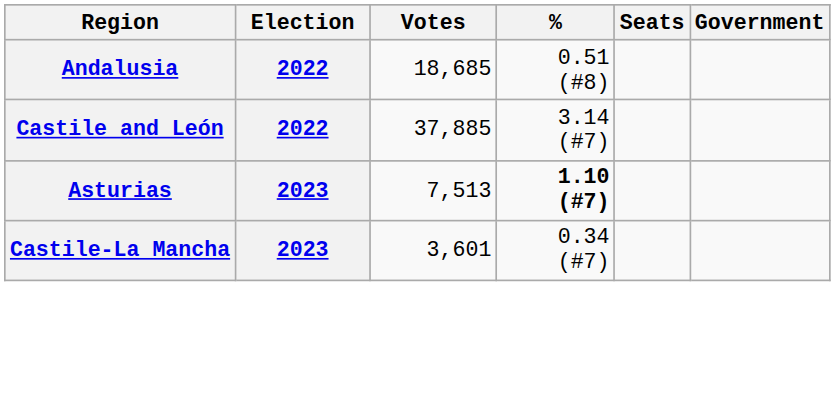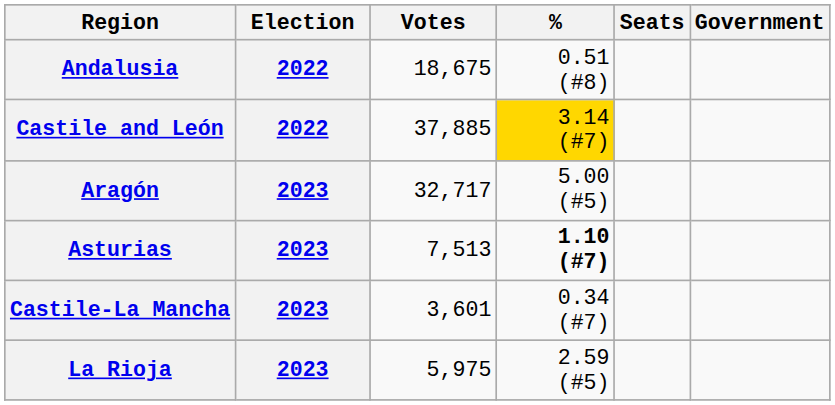(453, 70) 18,685 -> (453, 70) 18,675
(584, 130) no background -> (584, 130) gold background
+ row: (120, 190)
+ row: (120, 370)
